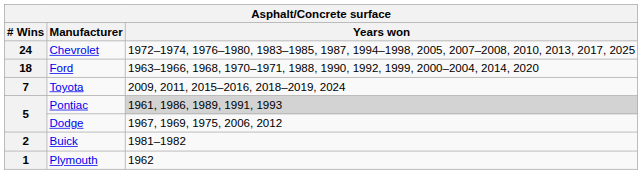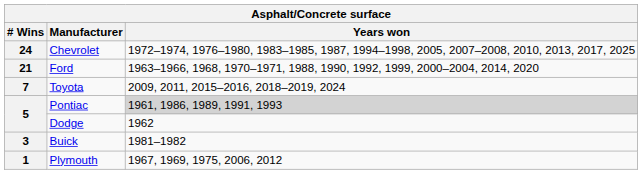(26, 69) 18 -> (26, 69) 21
(205, 123) 1967, 1969, 1975, 2006, 2012 -> (141, 123) 1962
(26, 142) 2 -> (26, 142) 3
(141, 160) 1962 -> (205, 160) 1967, 1969, 1975, 2006, 2012
